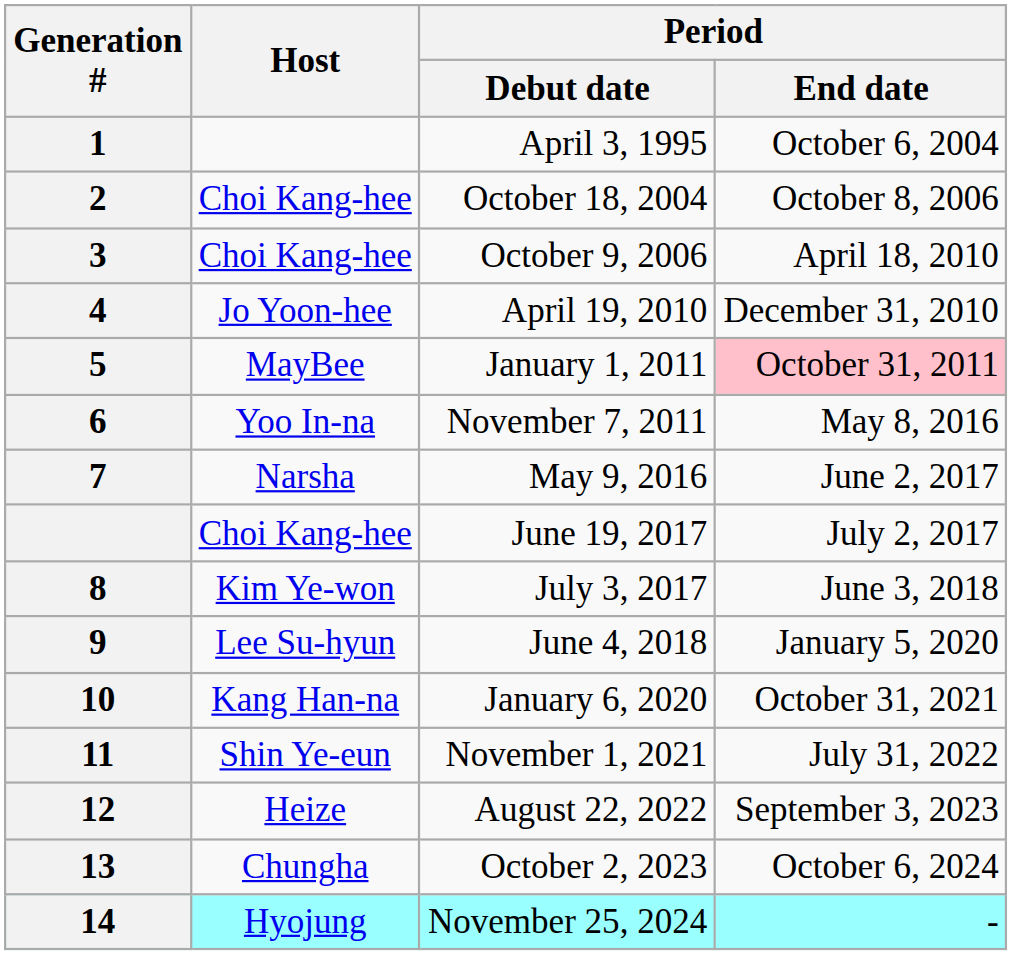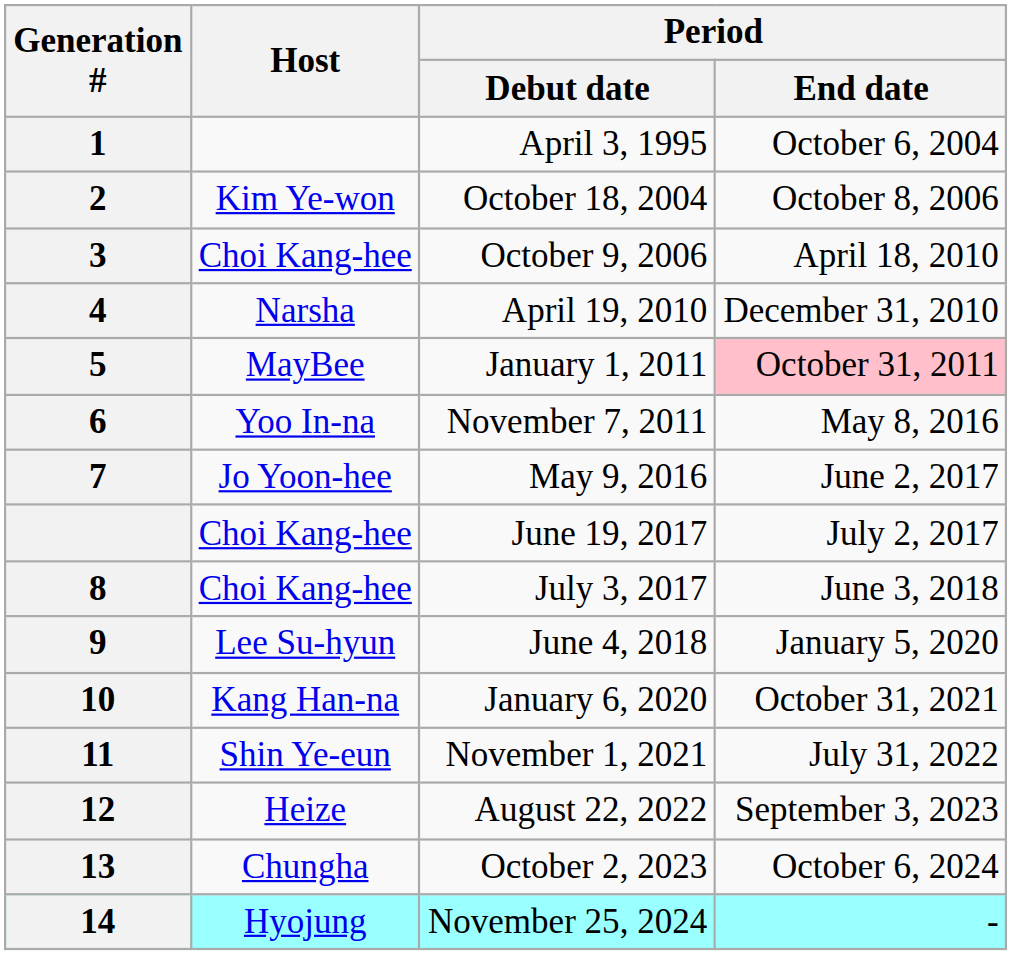(305, 198) Choi Kang-hee -> (305, 198) Kim Ye-won
(305, 310) Jo Yoon-hee -> (305, 310) Narsha
(305, 476) Narsha -> (305, 476) Jo Yoon-hee
(305, 587) Kim Ye-won -> (305, 587) Choi Kang-hee
